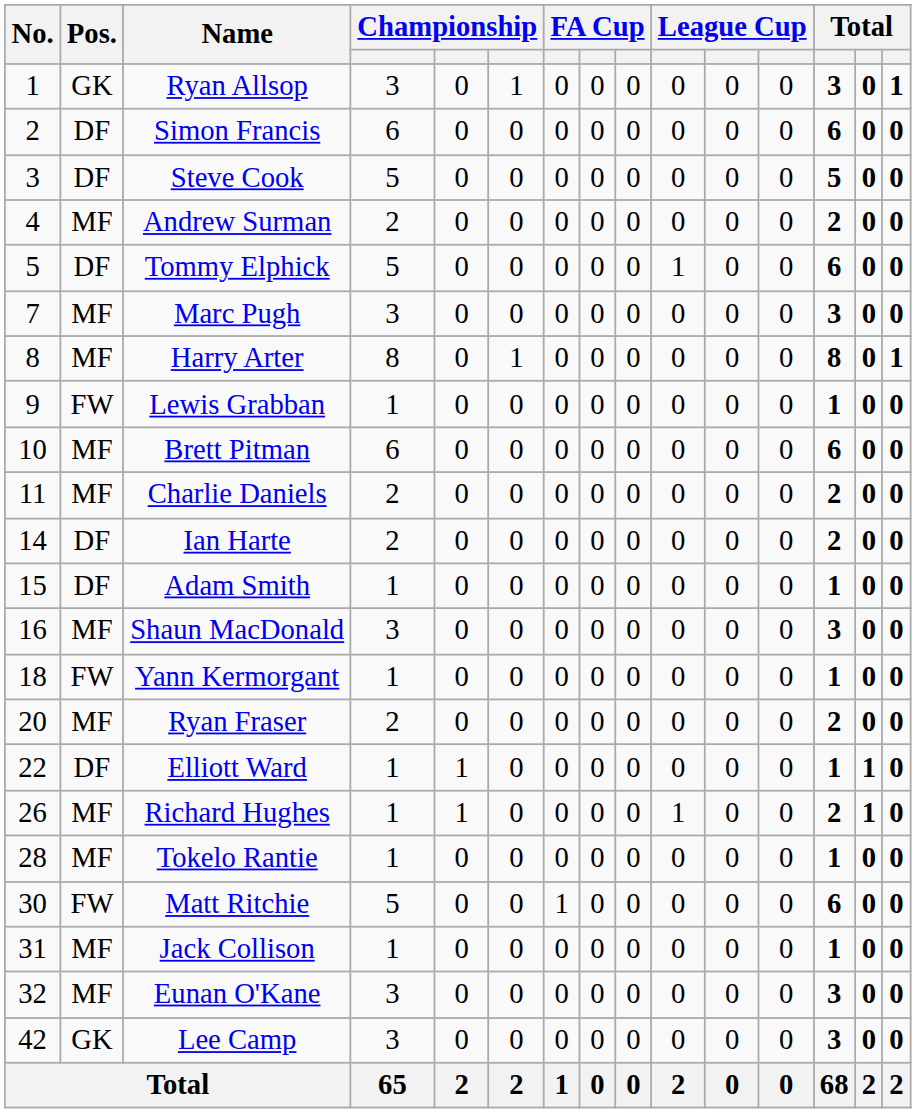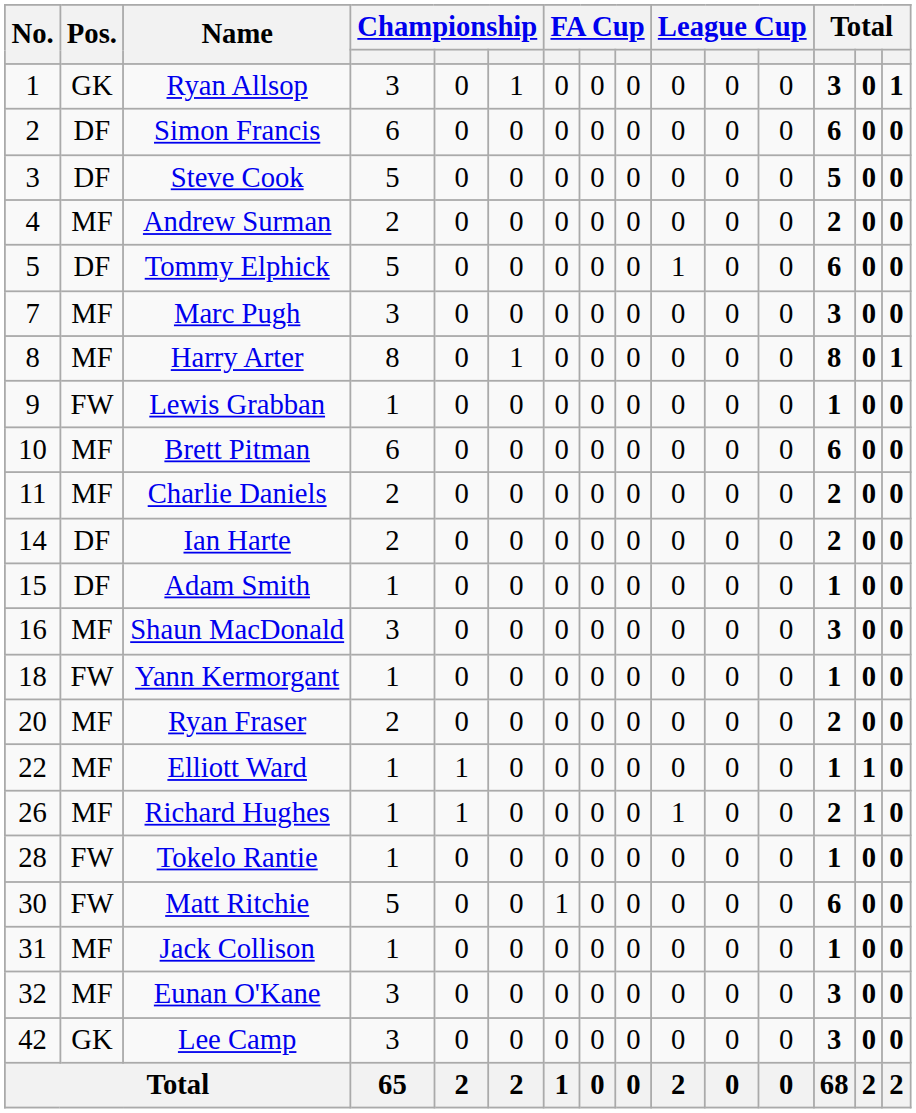(92, 767) DF -> (92, 767) MF
(92, 857) MF -> (92, 857) FW
